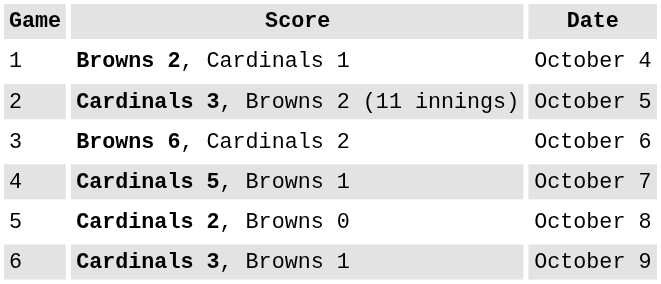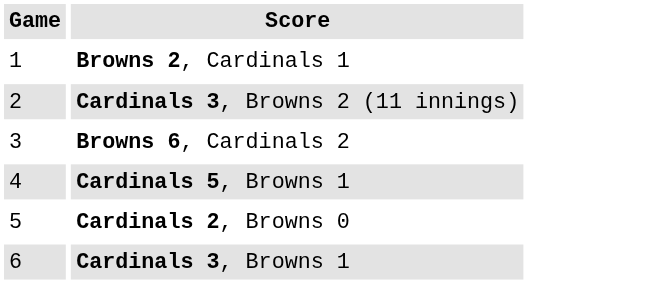- column: (593, 22)
